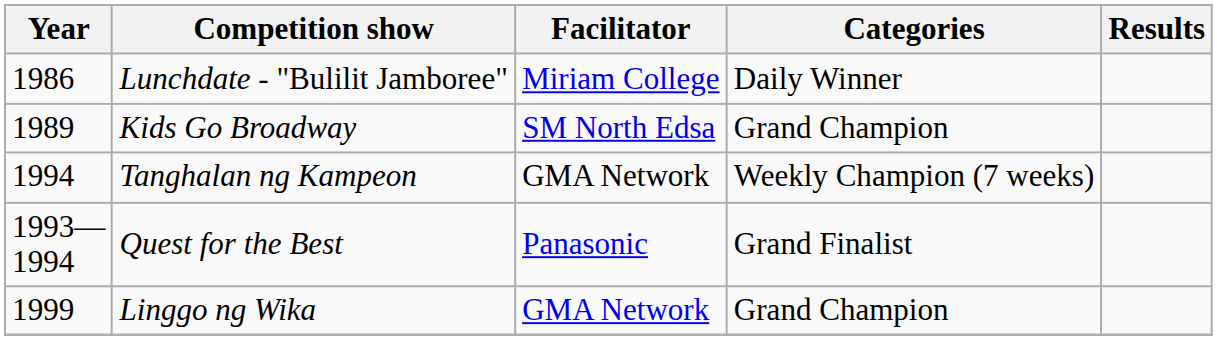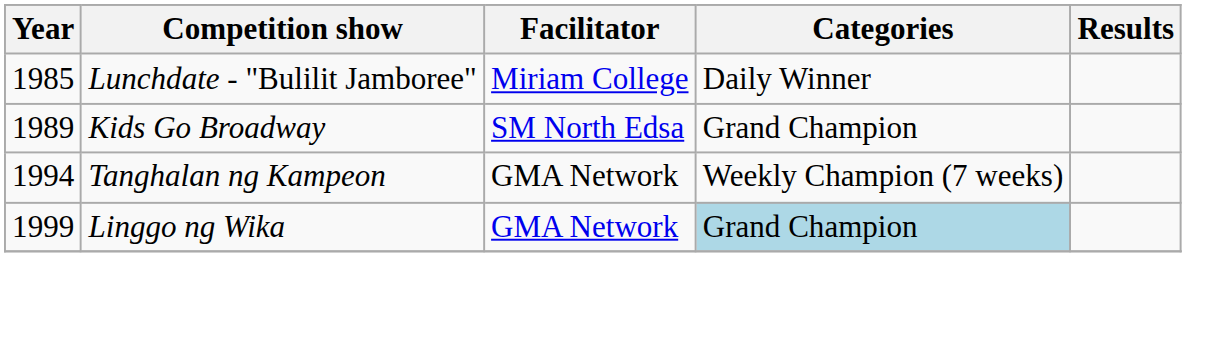(43, 78) 1986 -> (43, 78) 1985
- row: (231, 243)
(841, 310) no background -> (810, 226) lightblue background
